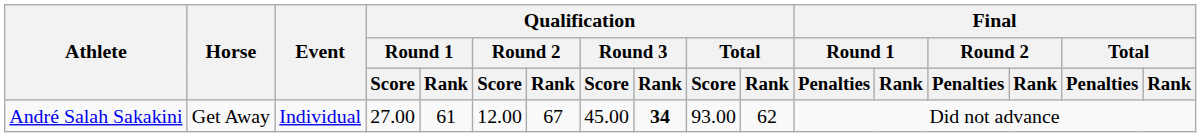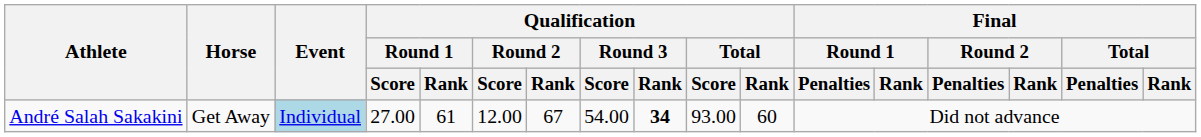(320, 116) no background -> (320, 116) lightblue background
(607, 116) 45.00 -> (607, 116) 54.00
(767, 116) 62 -> (767, 116) 60
